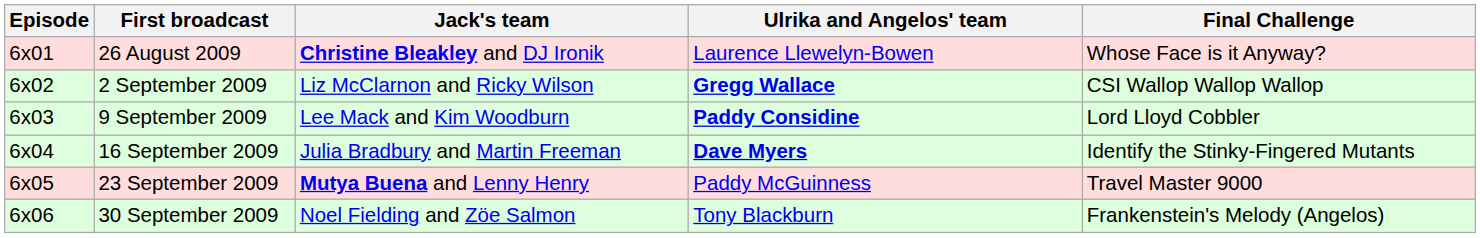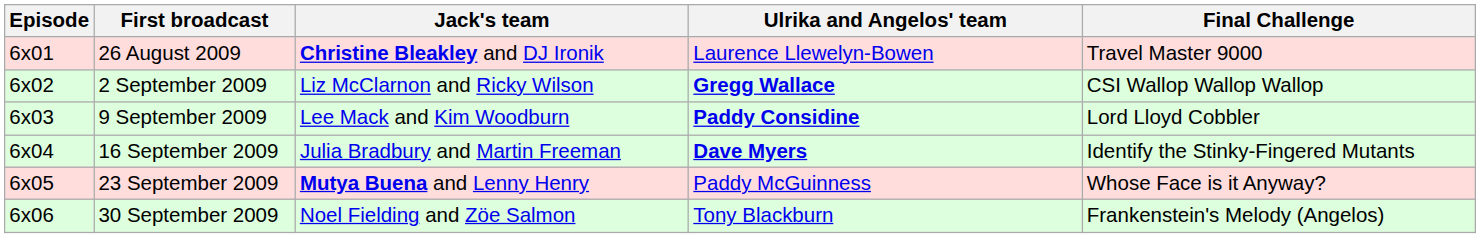(1206, 53) Whose Face is it Anyway? -> (1175, 53) Travel Master 9000
(1175, 183) Travel Master 9000 -> (1206, 183) Whose Face is it Anyway?
